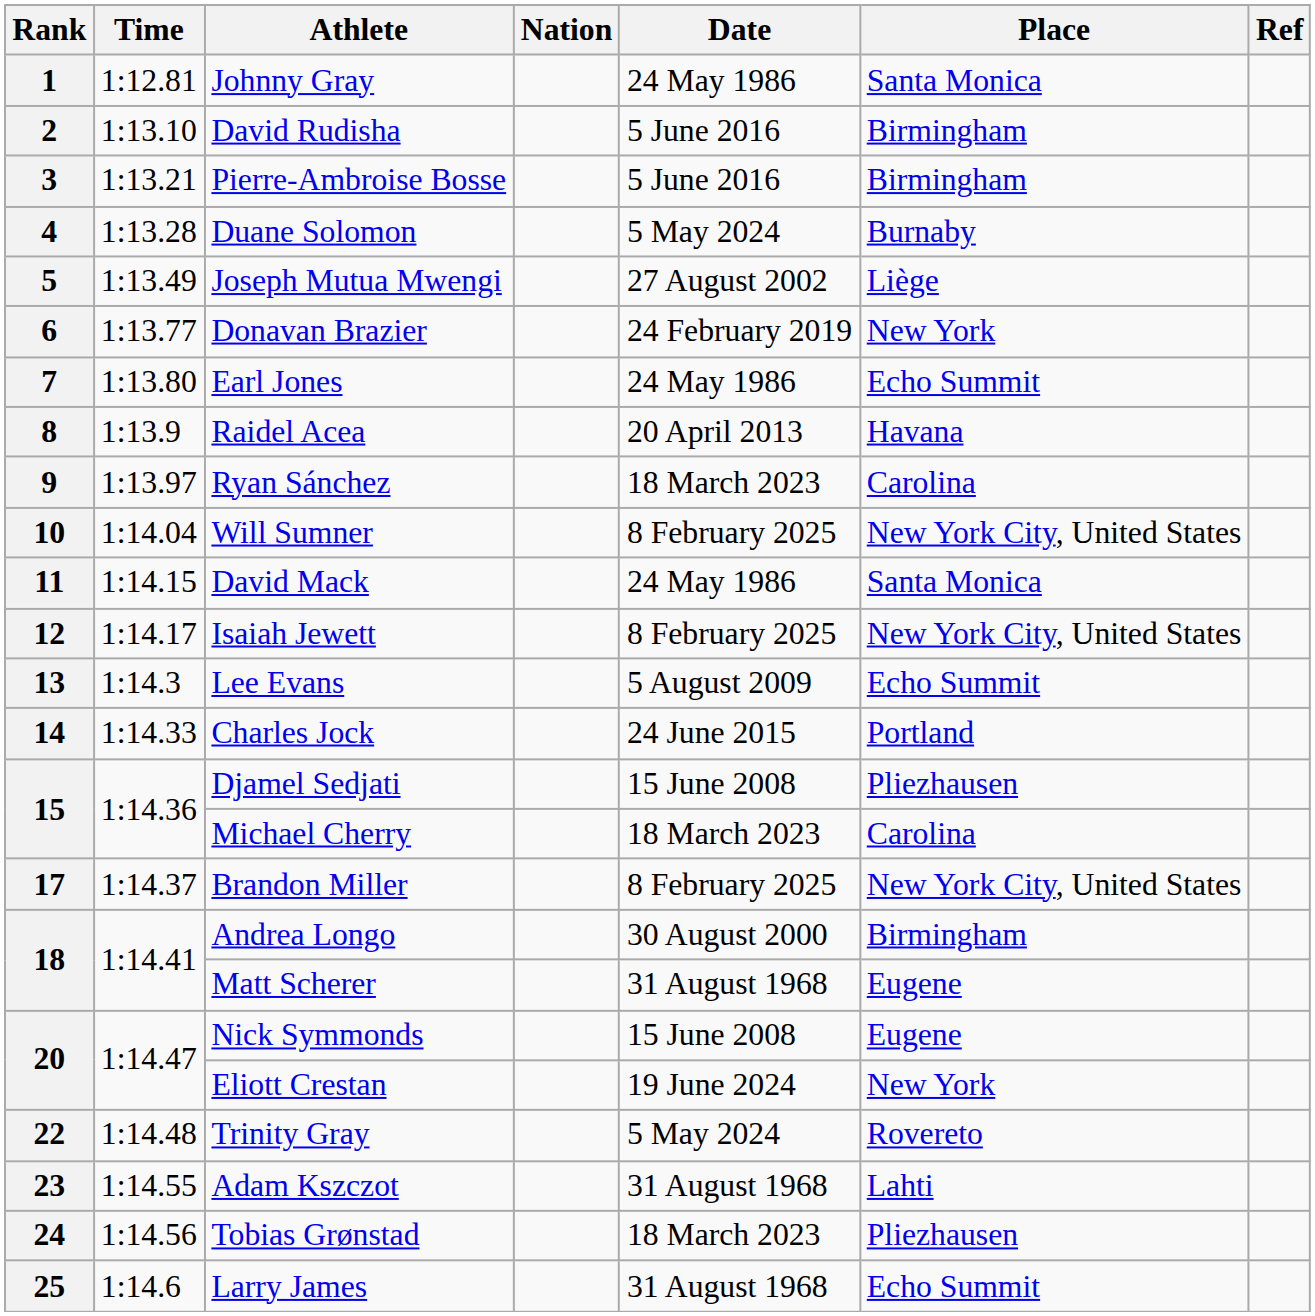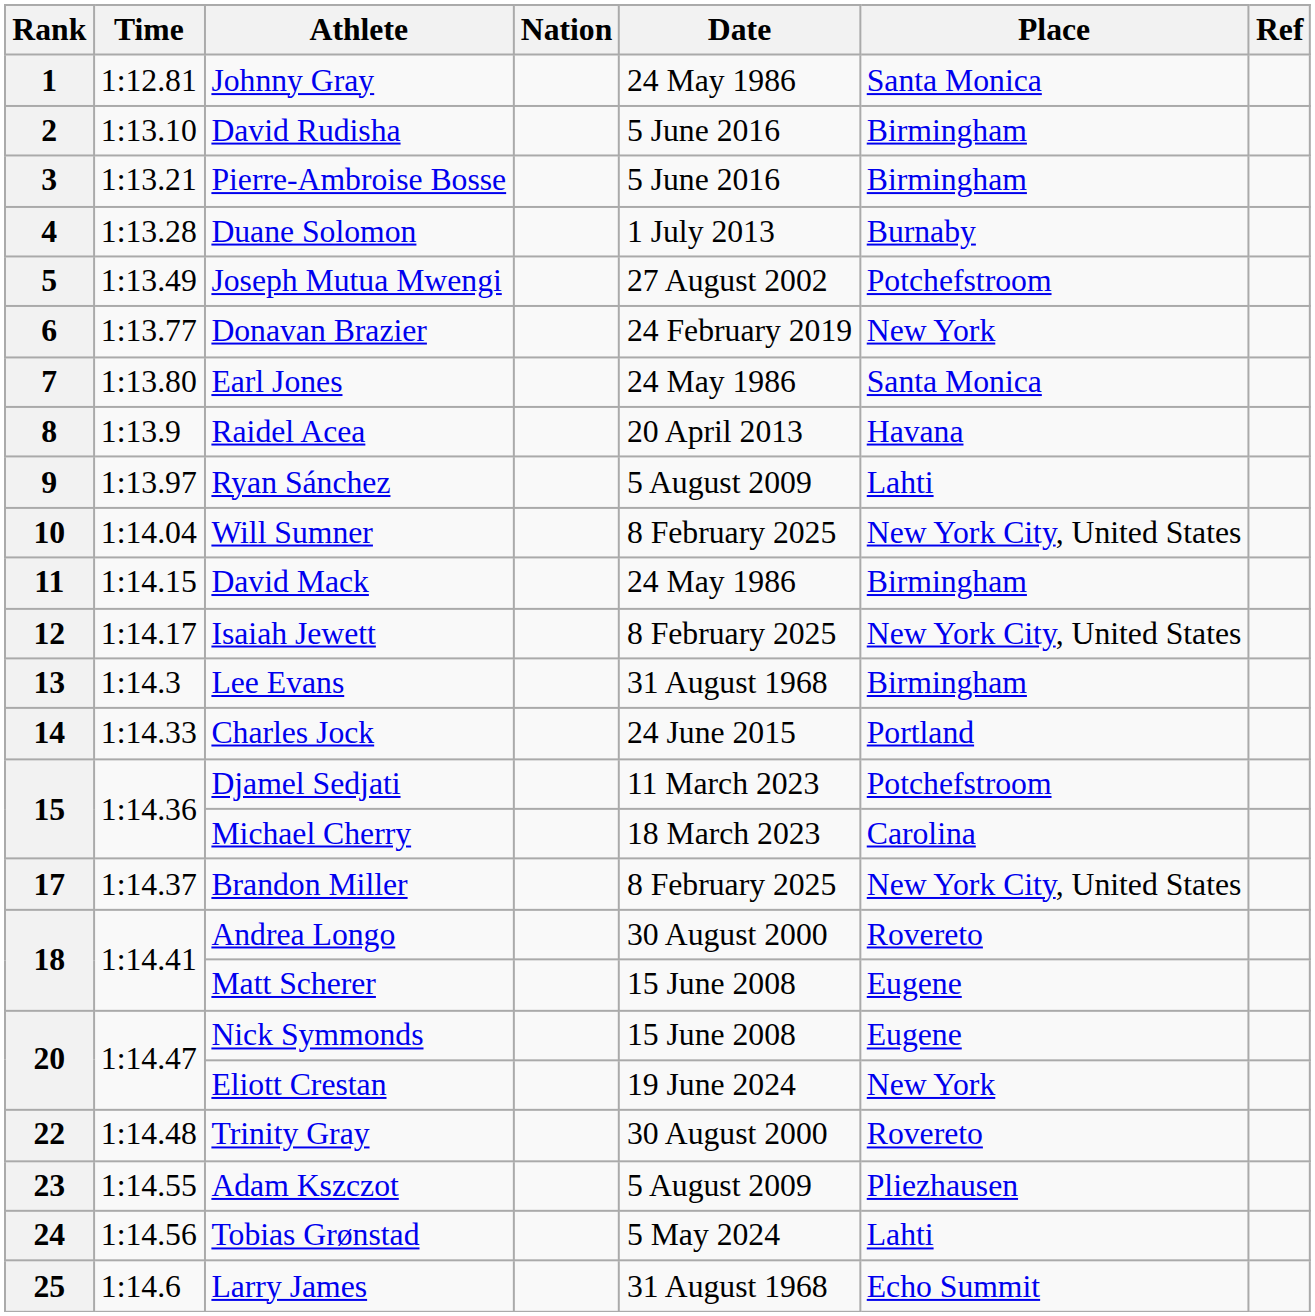(703, 230) 5 May 2024 -> (701, 230) 1 July 2013
(903, 280) Liège -> (959, 280) Potchefstroom
(953, 381) Echo Summit -> (954, 381) Santa Monica
(724, 481) 18 March 2023 -> (719, 481) 5 August 2009
(921, 481) Carolina -> (900, 481) Lahti
(954, 582) Santa Monica -> (947, 582) Birmingham
(719, 682) 5 August 2009 -> (727, 682) 31 August 1968
(953, 682) Echo Summit -> (947, 682) Birmingham
(711, 783) 15 June 2008 -> (723, 783) 11 March 2023
(942, 783) Pliezhausen -> (959, 783) Potchefstroom
(947, 933) Birmingham -> (925, 933) Rovereto
(727, 984) 31 August 1968 -> (711, 984) 15 June 2008
(703, 1134) 5 May 2024 -> (727, 1134) 30 August 2000
(727, 1185) 31 August 1968 -> (719, 1185) 5 August 2009
(900, 1185) Lahti -> (942, 1185) Pliezhausen
(724, 1235) 18 March 2023 -> (703, 1235) 5 May 2024
(942, 1235) Pliezhausen -> (900, 1235) Lahti
